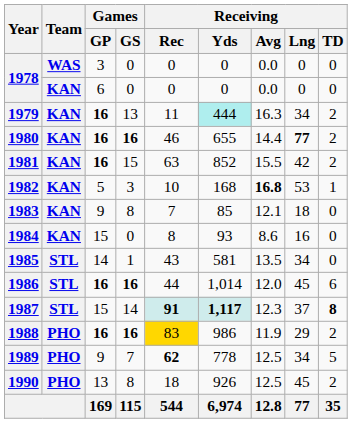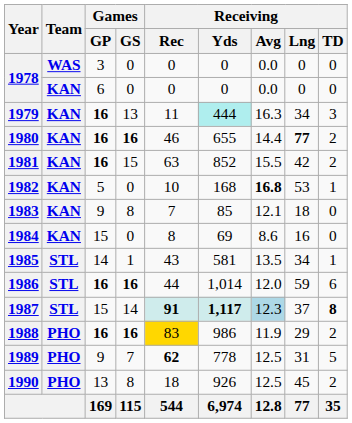(333, 114) 2 -> (333, 114) 3
(130, 187) 3 -> (130, 187) 0
(225, 235) 93 -> (225, 235) 69
(333, 260) 0 -> (333, 260) 1
(302, 284) 45 -> (302, 284) 59
(268, 308) no background -> (268, 308) lightblue background
(302, 357) 34 -> (302, 357) 31
